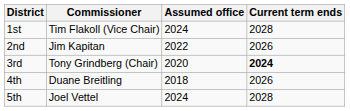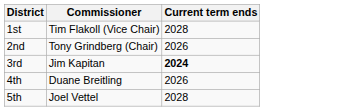- column: (204, 13)
(77, 47) Jim Kapitan -> (103, 47) Tony Grindberg (Chair)
(103, 64) Tony Grindberg (Chair) -> (77, 64) Jim Kapitan
